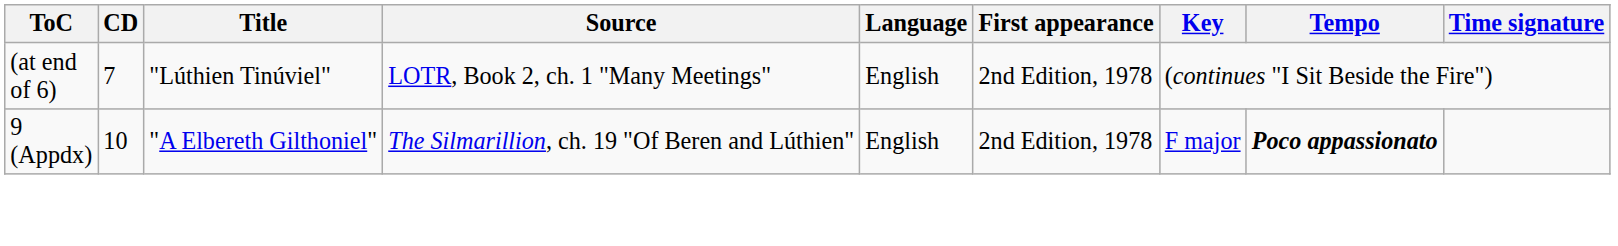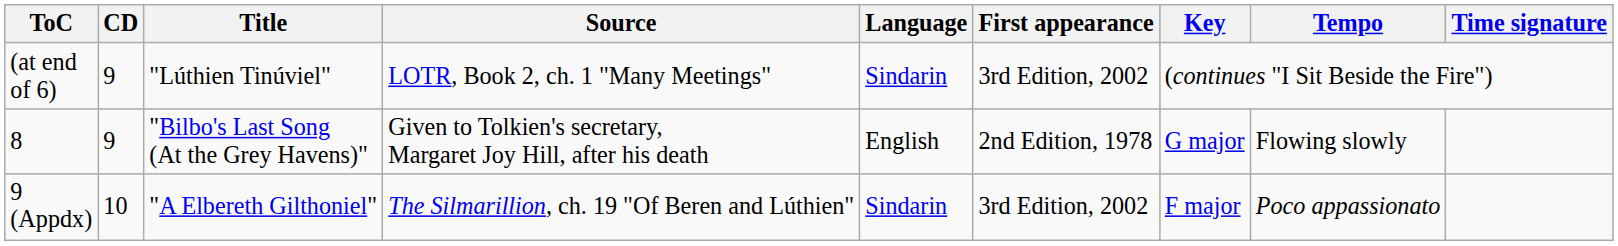(109, 75) 7 -> (109, 75) 9
(902, 75) English -> (906, 75) Sindarin
(1065, 75) 2nd Edition, 1978 -> (1063, 75) 3rd Edition, 2002
+ row: (16, 141)
(902, 141) English -> (906, 206) Sindarin
(1065, 141) 2nd Edition, 1978 -> (1063, 206) 3rd Edition, 2002
(1345, 141) bold -> (1348, 206) normal
